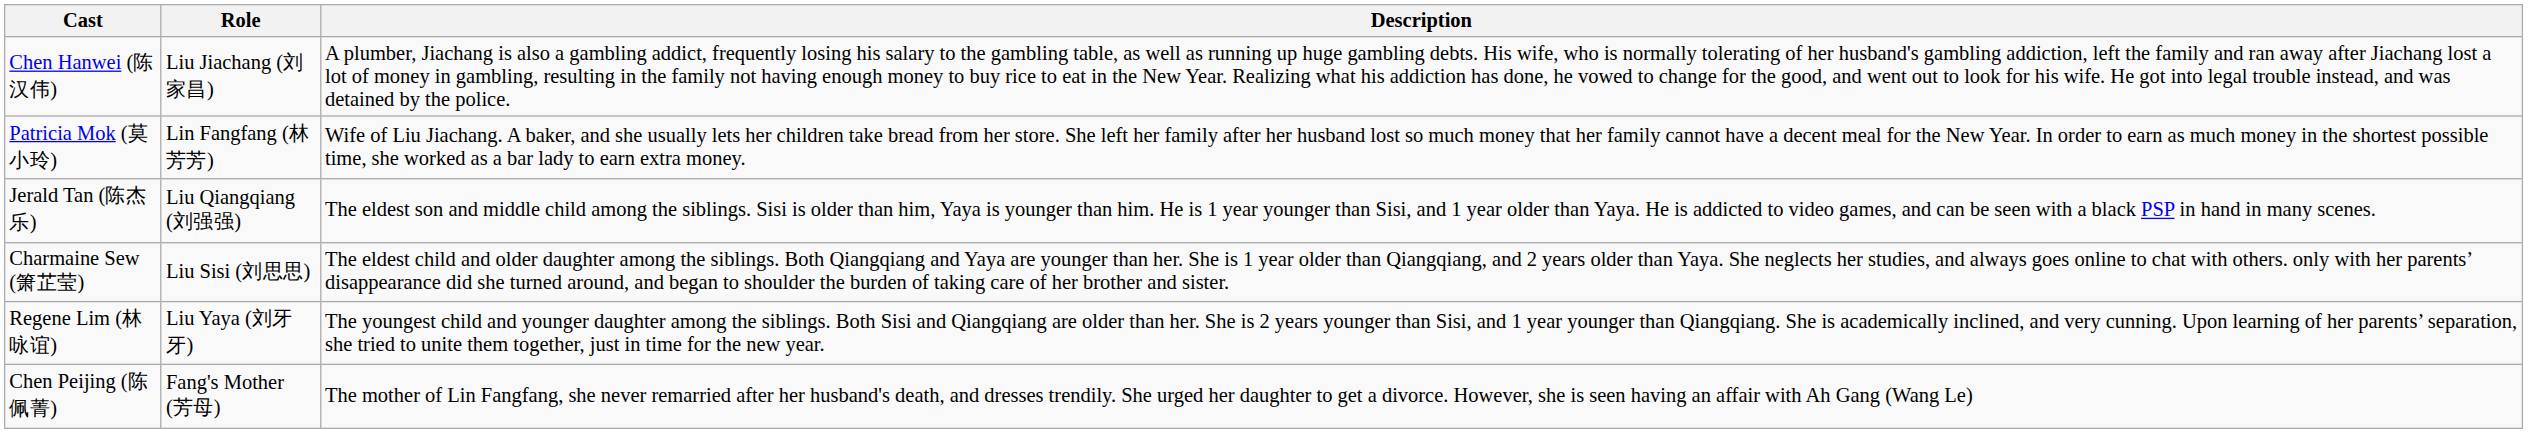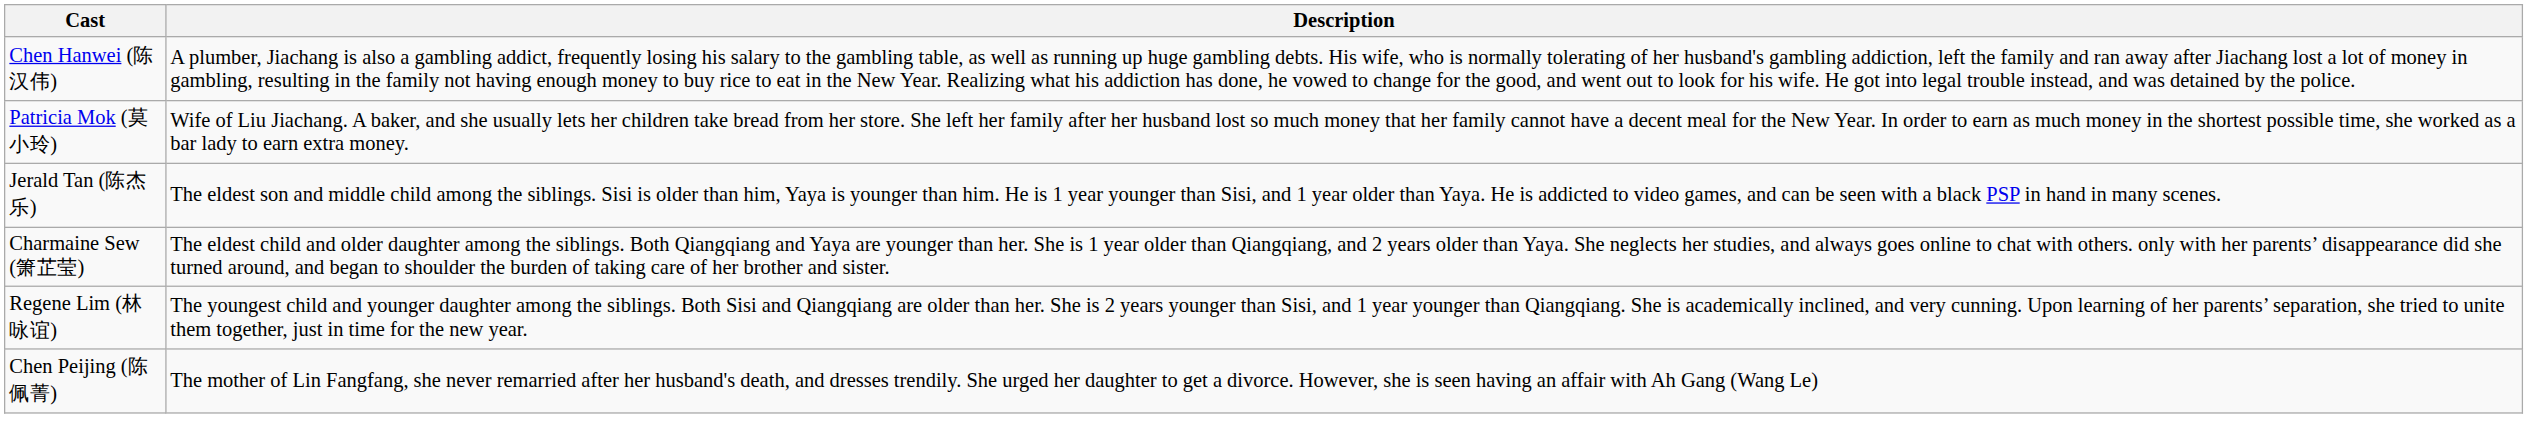- column: (241, 20)
